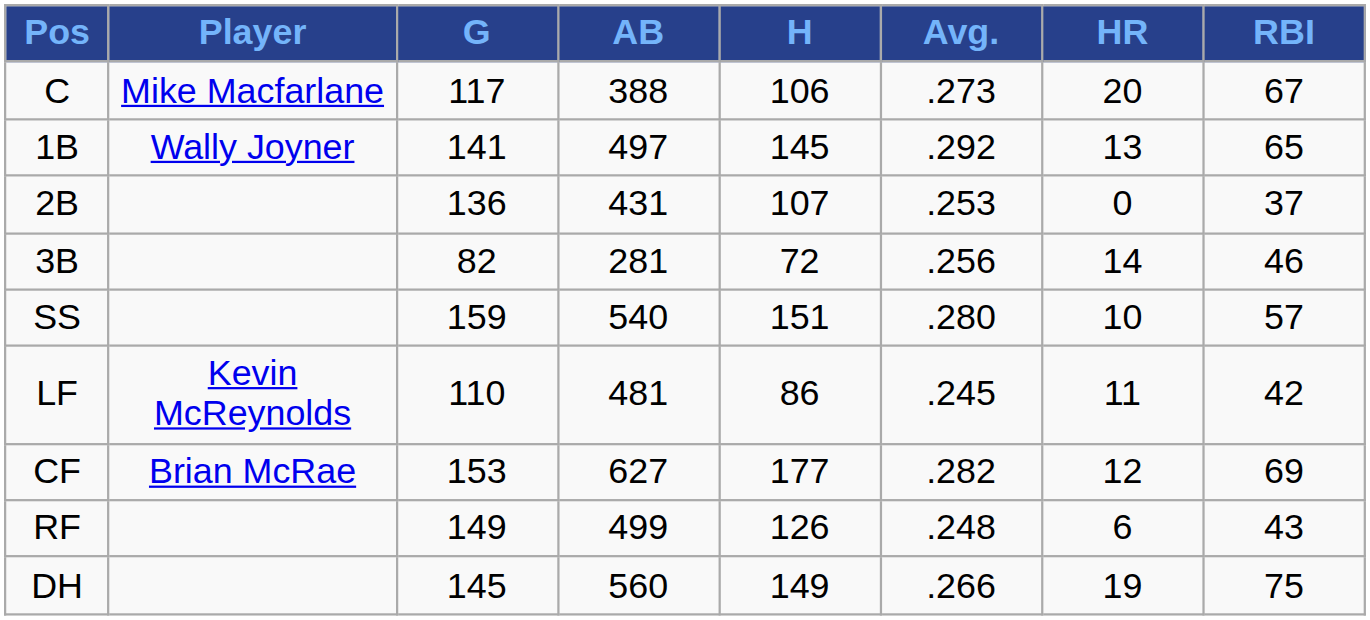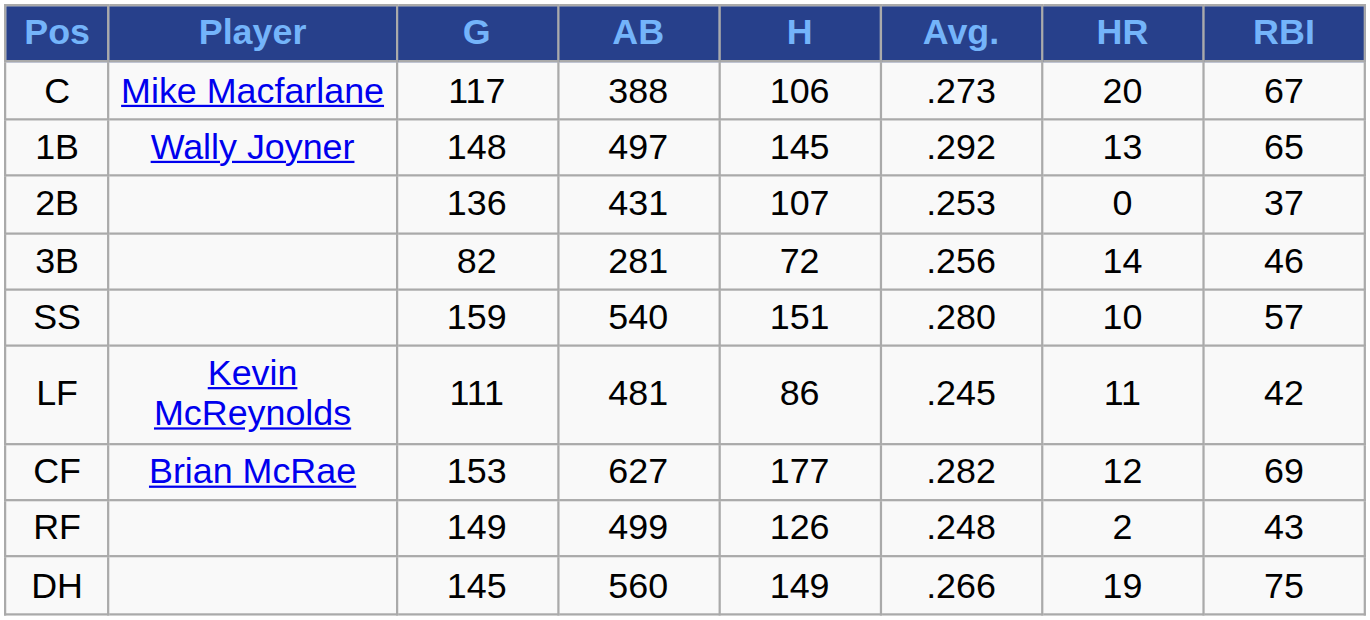(477, 146) 141 -> (477, 146) 148
(477, 394) 110 -> (477, 394) 111
(1122, 527) 6 -> (1122, 527) 2
